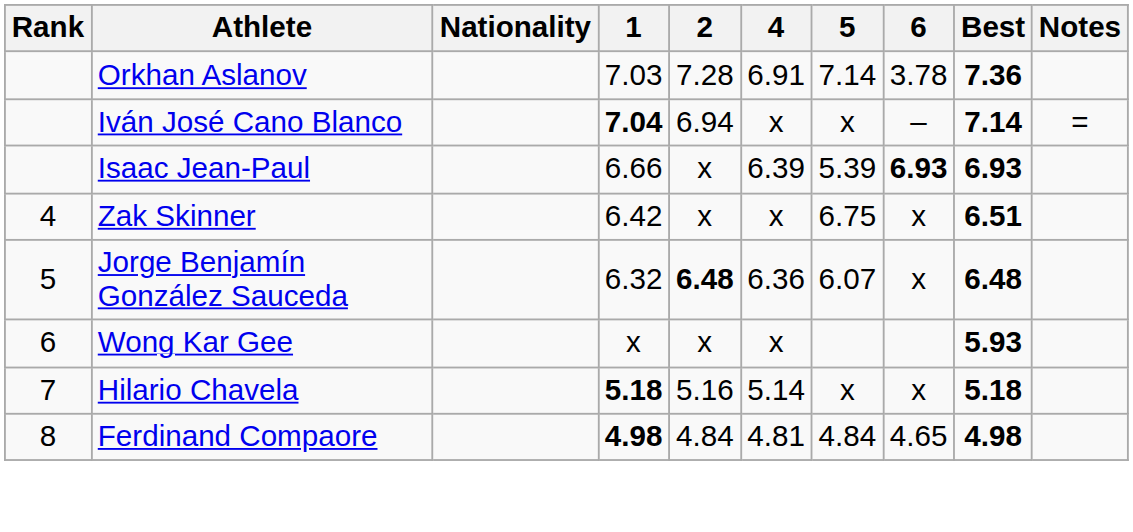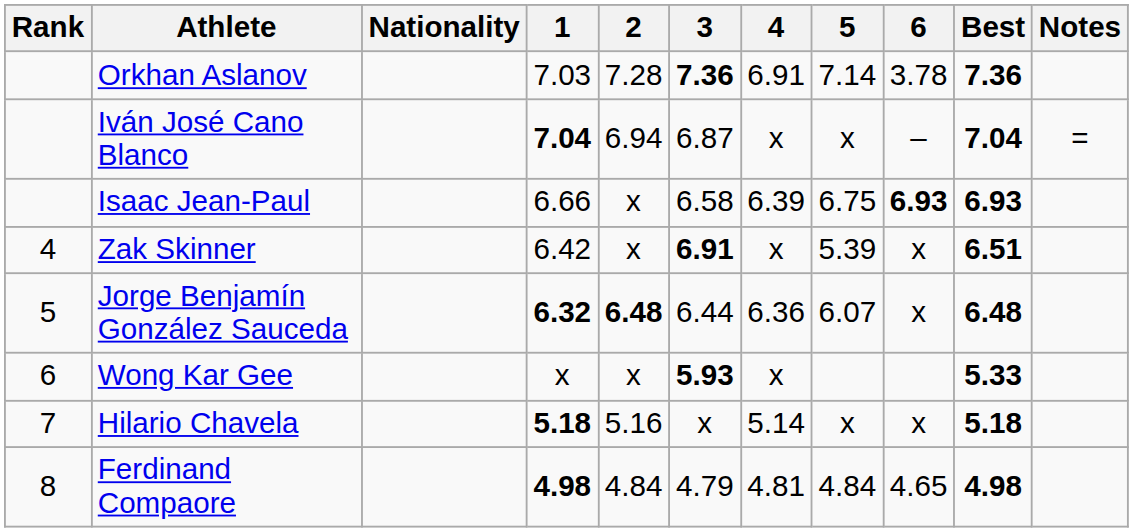+ column: (705, 27)
(993, 121) 7.14 -> (993, 138) 7.04
(847, 168) 5.39 -> (847, 202) 6.75
(847, 215) 6.75 -> (847, 249) 5.39
(634, 279) normal -> (562, 312) bold
(993, 342) 5.93 -> (993, 376) 5.33
